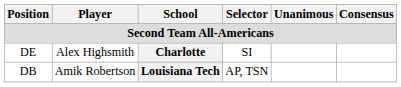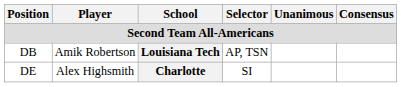rows swapped: (28, 71) <-> (28, 52)
